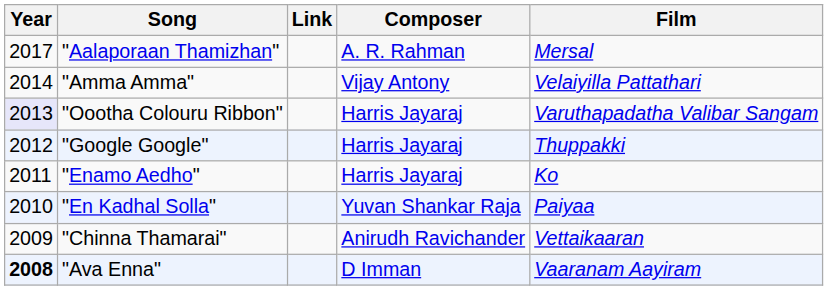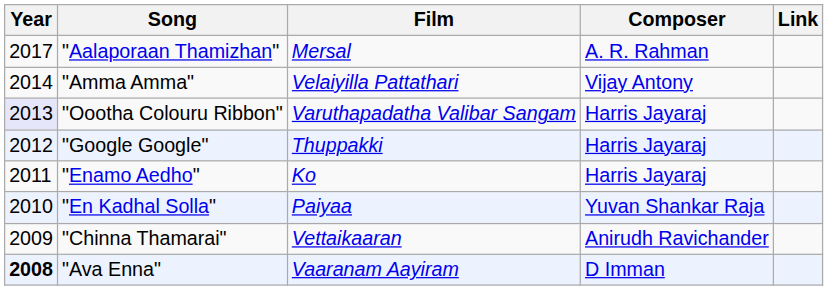columns swapped: (676, 20) <-> (312, 20)
